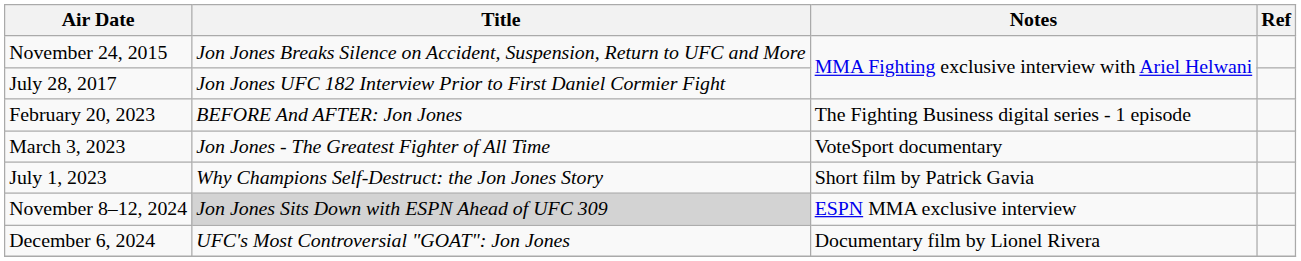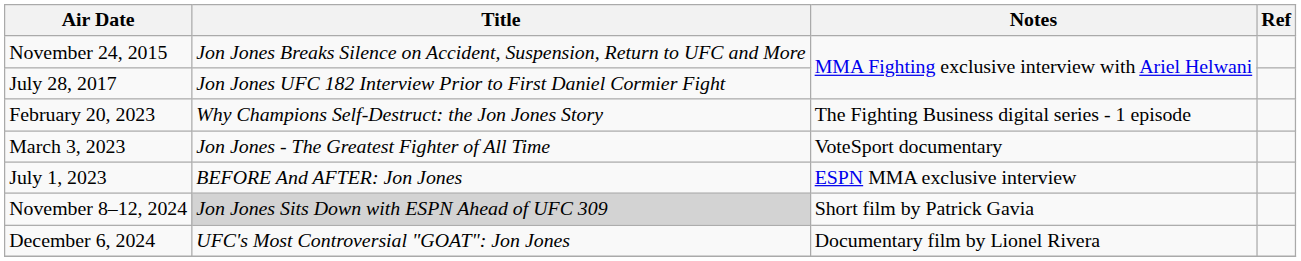(329, 114) BEFORE And AFTER: Jon Jones -> (400, 114) Why Champions Self-Destruct: the Jon Jones Story
(400, 177) Why Champions Self-Destruct: the Jon Jones Story -> (329, 177) BEFORE And AFTER: Jon Jones
(924, 177) Short film by Patrick Gavia -> (946, 177) ESPN MMA exclusive interview
(946, 209) ESPN MMA exclusive interview -> (924, 209) Short film by Patrick Gavia
